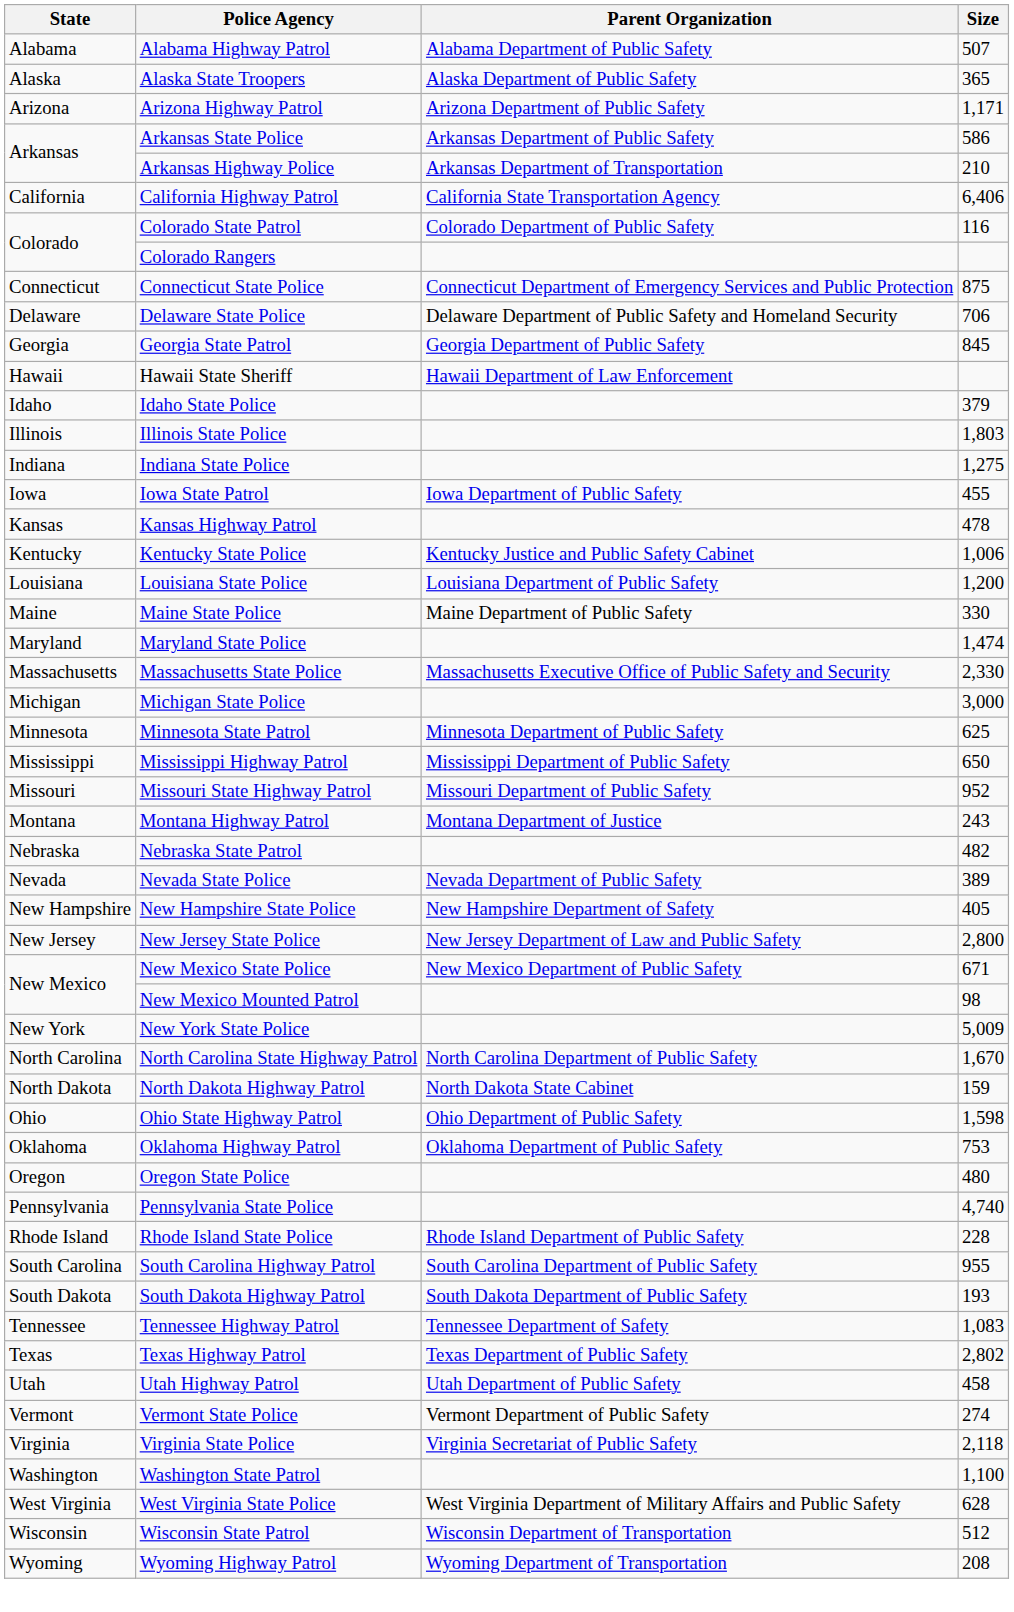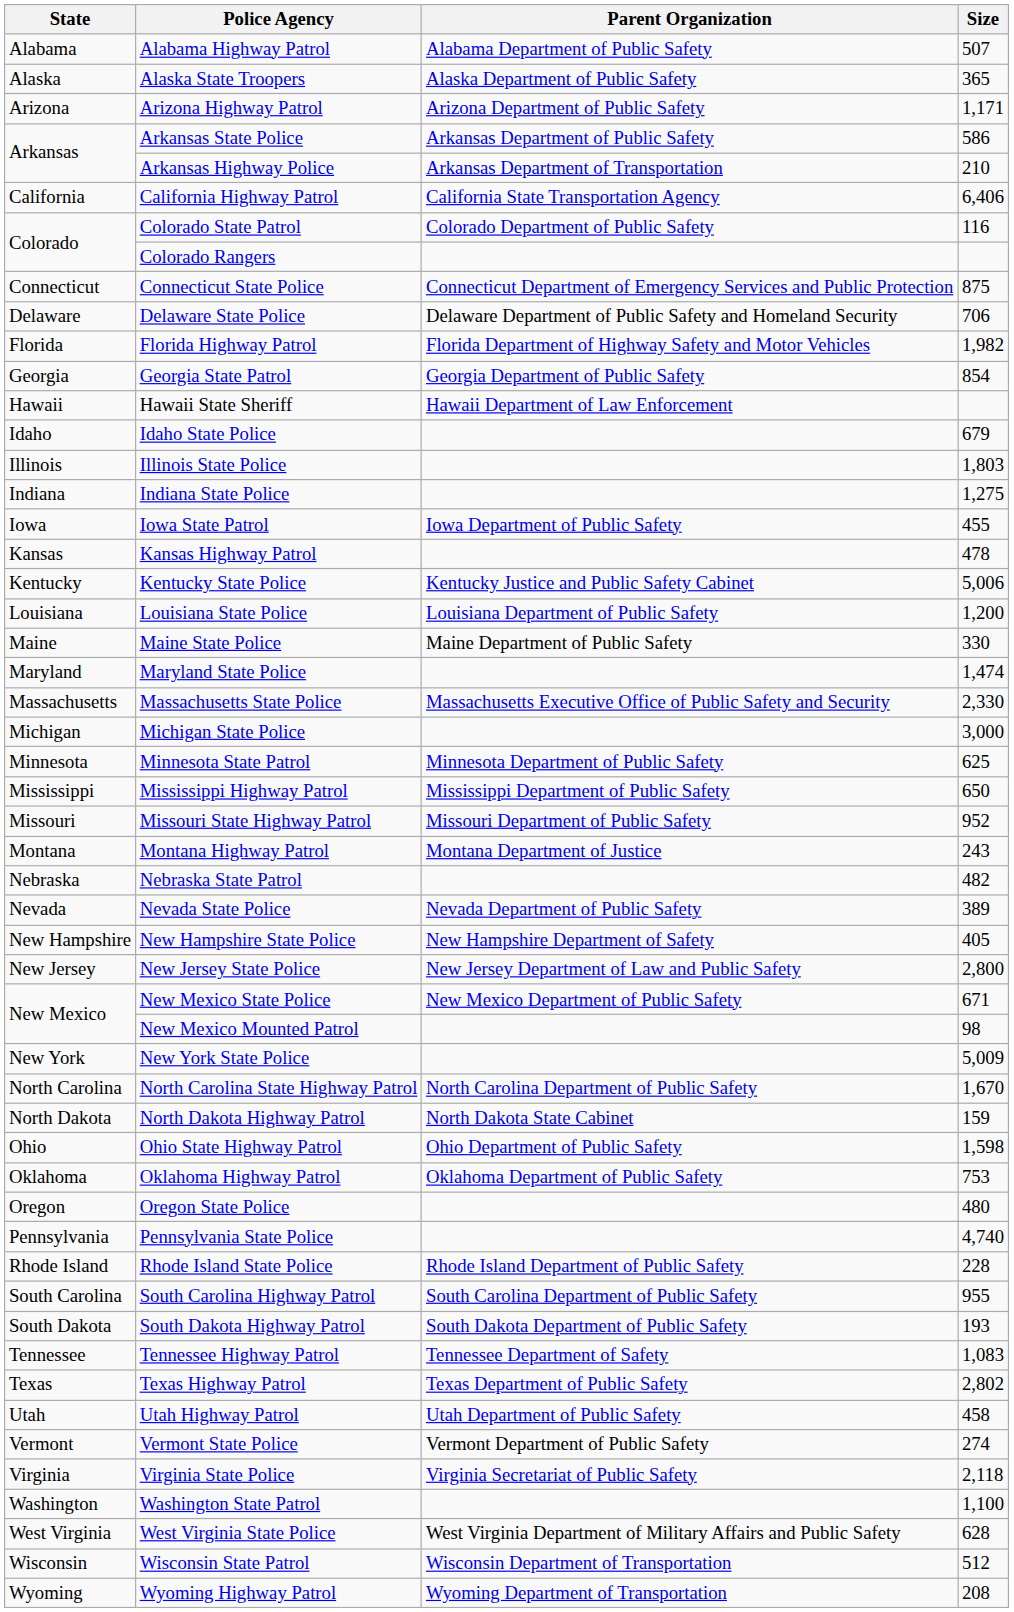+ row: (228, 345)
(976, 345) 845 -> (976, 375) 854
(976, 405) 379 -> (976, 434) 679
(983, 553) 1,006 -> (983, 583) 5,006
